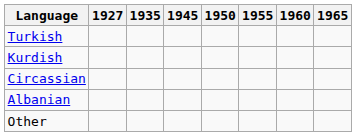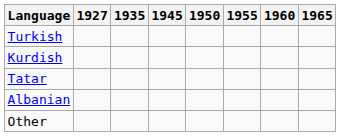- row: (47, 79)
+ row: (27, 79)
